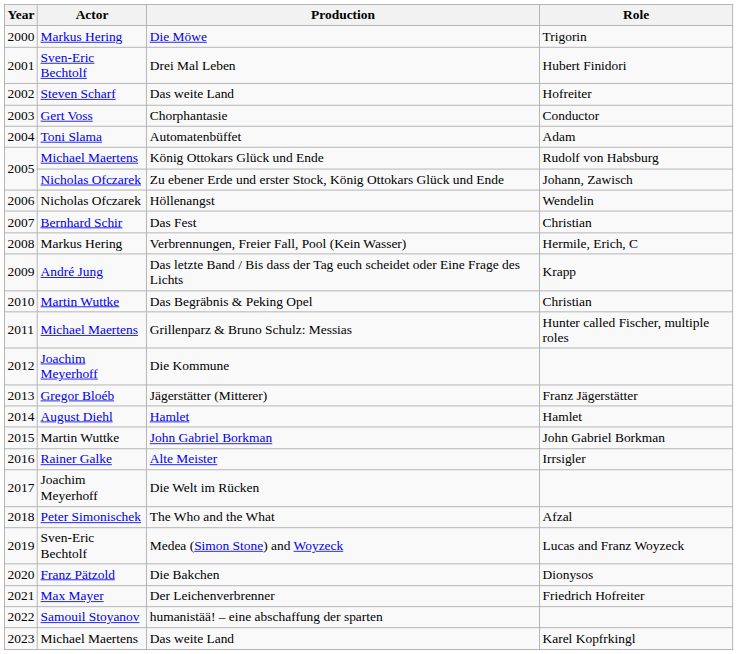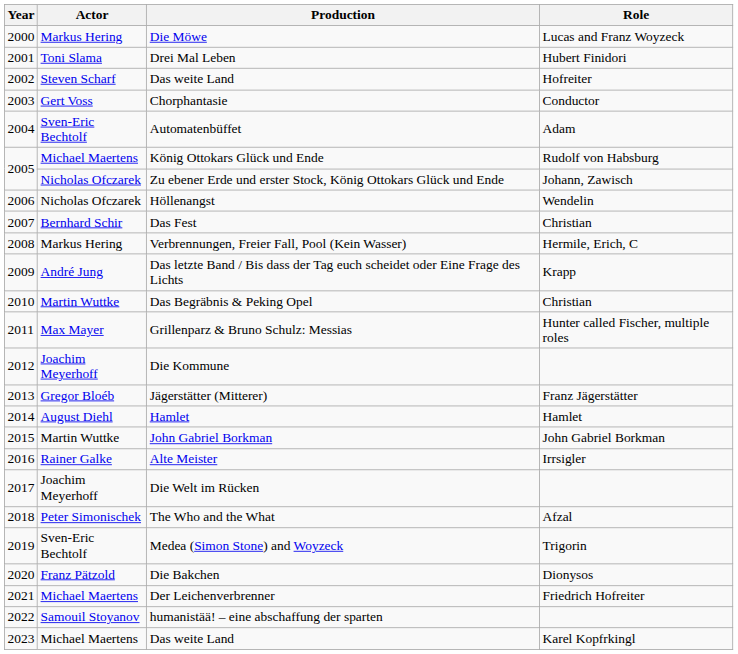(565, 36) Trigorin -> (613, 36) Lucas and Franz Woyzeck
(67, 65) Sven-Eric Bechtolf -> (71, 57) Toni Slama
(71, 136) Toni Slama -> (67, 129) Sven-Eric Bechtolf
(89, 330) Michael Maertens -> (72, 330) Max Mayer
(613, 545) Lucas and Franz Woyzeck -> (565, 545) Trigorin
(72, 596) Max Mayer -> (89, 596) Michael Maertens
